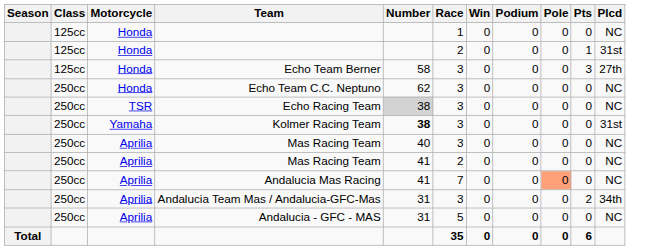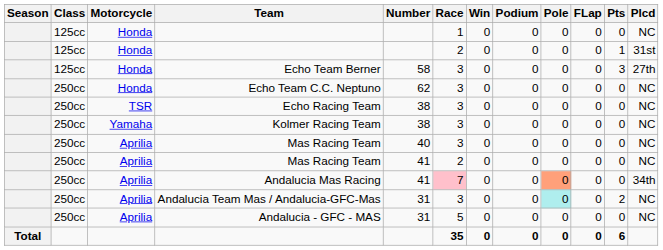+ column: (588, 13)
(424, 106) lightgrey background -> (424, 106) no background
(424, 124) bold -> (424, 124) normal
(611, 124) 31st -> (647, 124) NC
(460, 180) no background -> (460, 180) pink background
(614, 180) NC -> (644, 180) 34th
(565, 198) no background -> (565, 198) paleturquoise background
(611, 198) 34th -> (647, 198) NC
